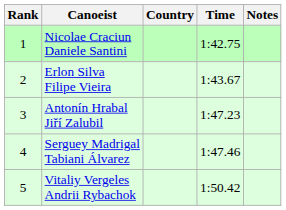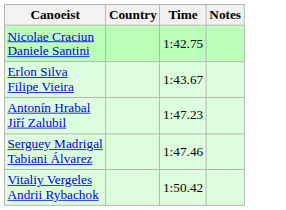- column: (23, 15)
